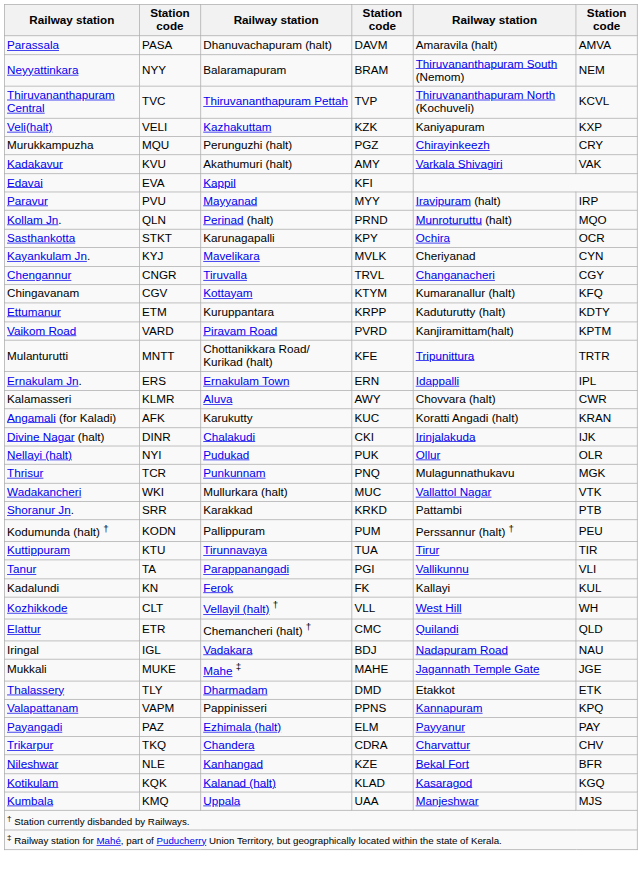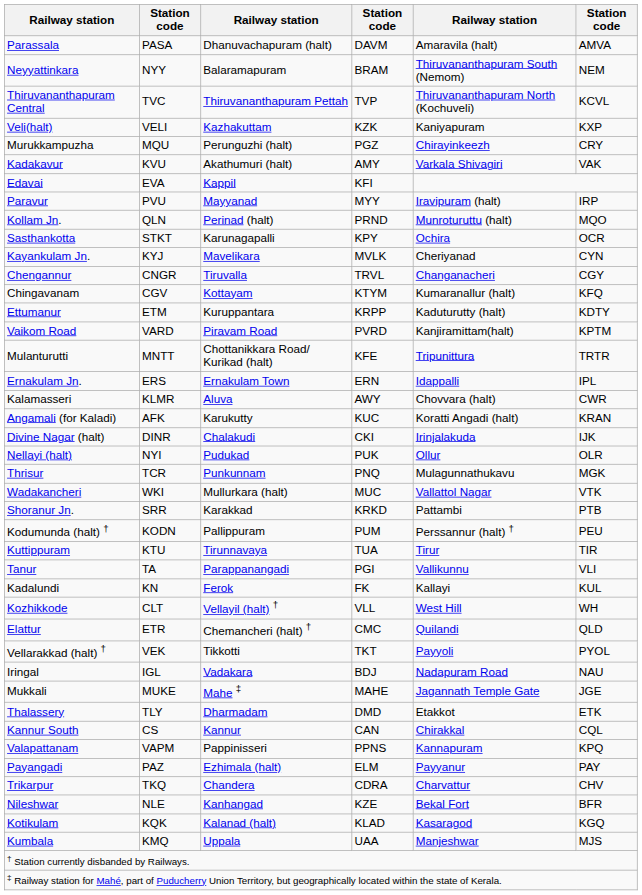+ row: (57, 651)
+ row: (43, 730)
